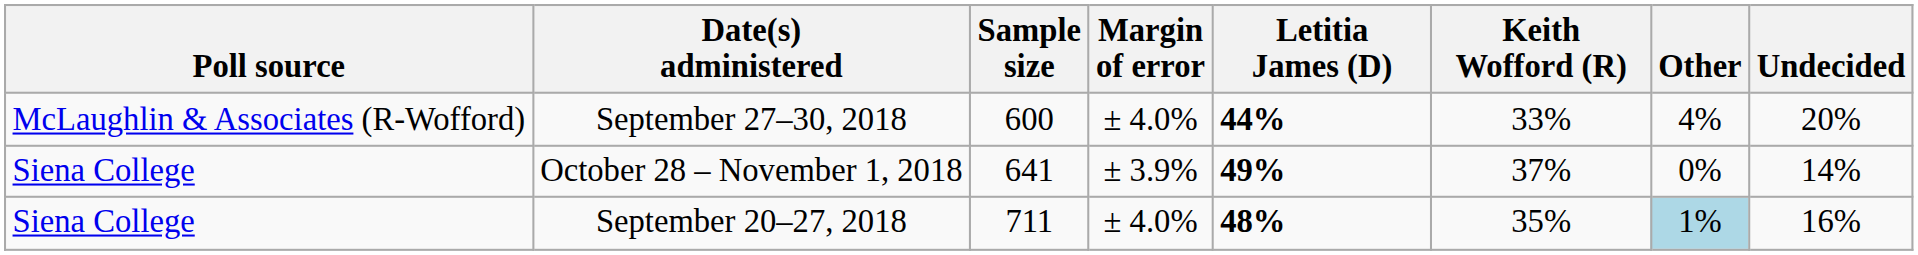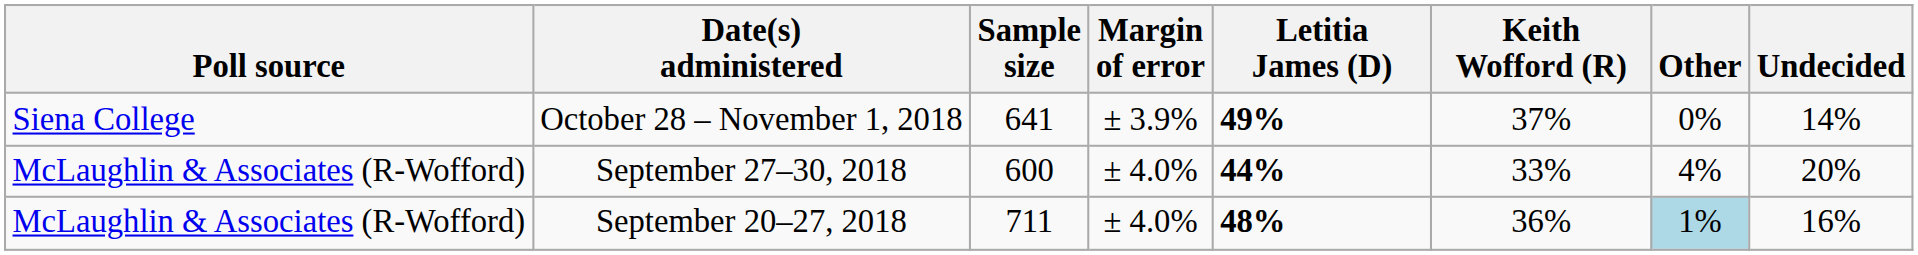rows swapped: (751, 170) <-> (751, 118)
(104, 222) Siena College -> (269, 222) McLaughlin & Associates (R-Wofford)
(1541, 222) 35% -> (1541, 222) 36%
